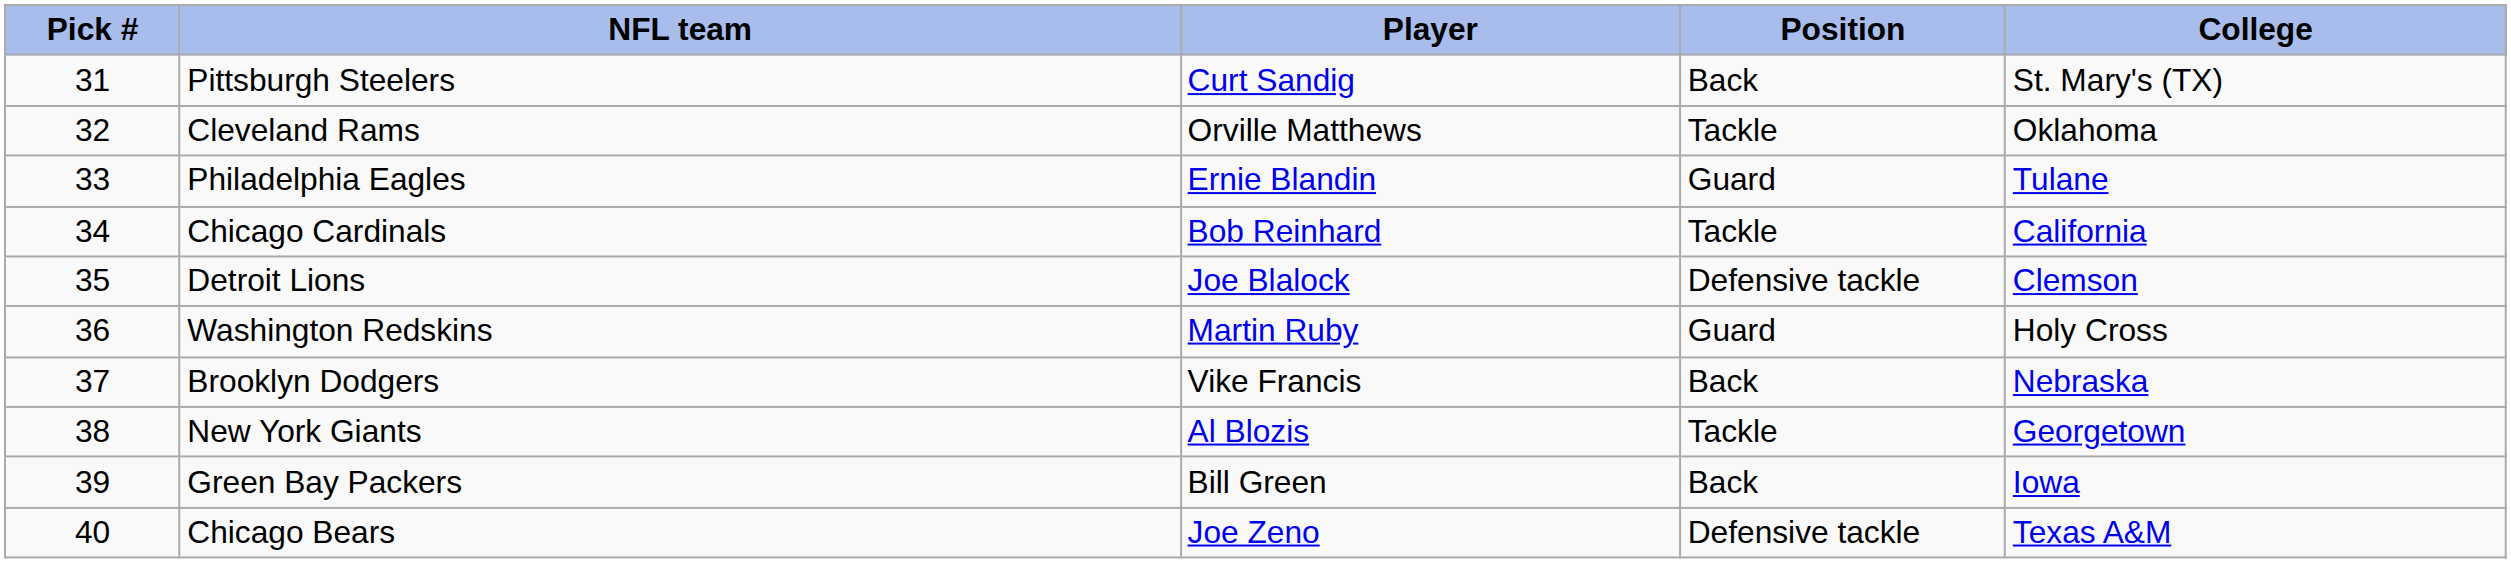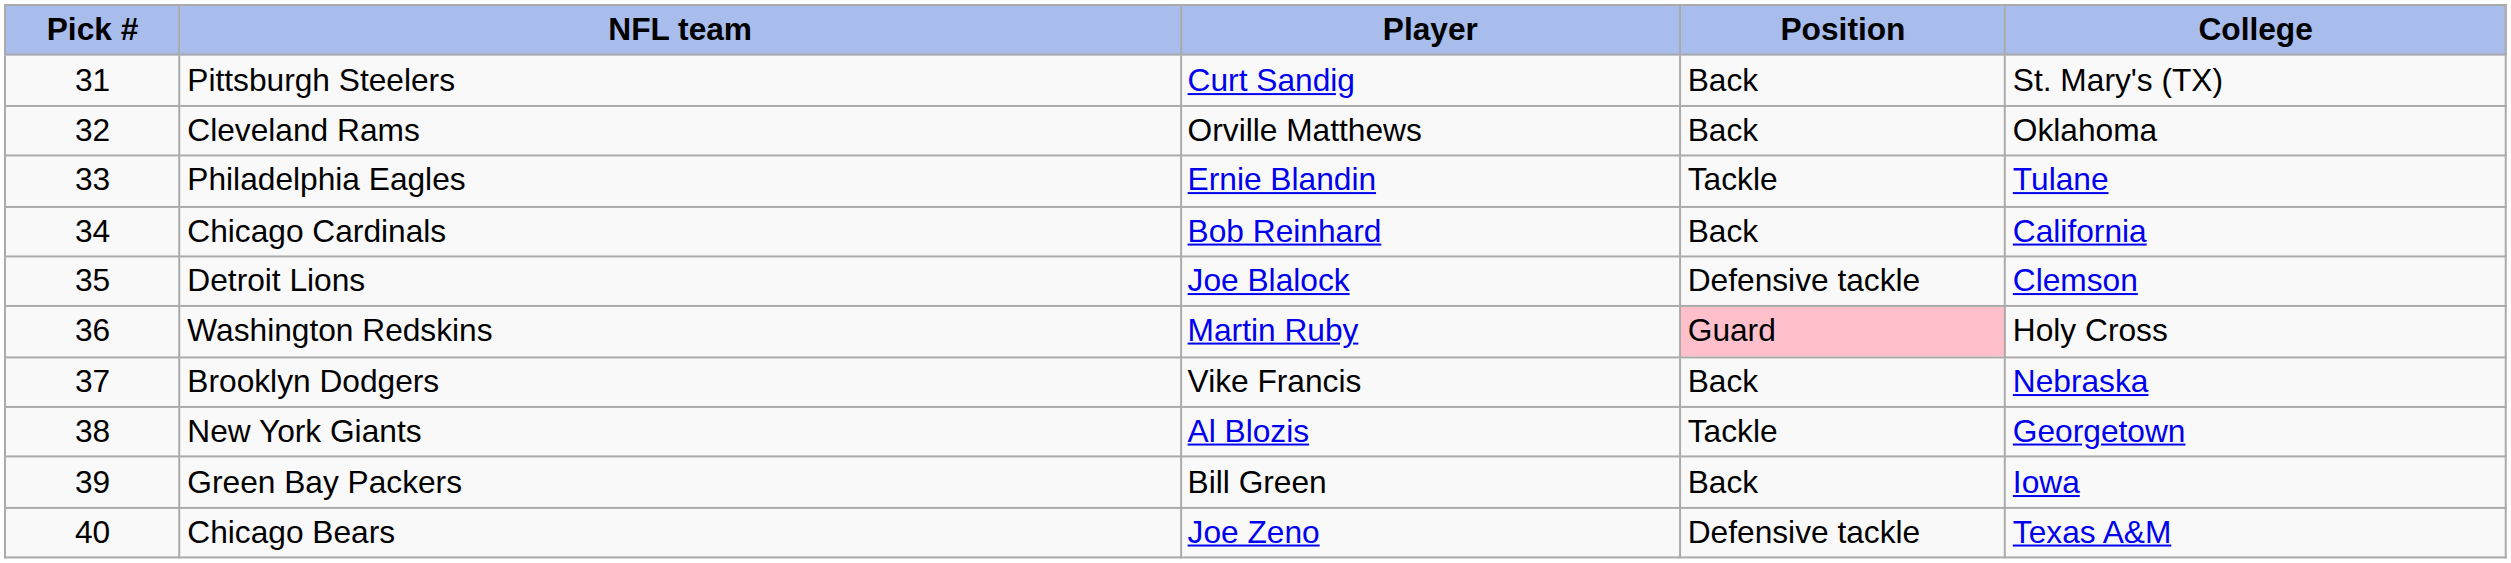(1733, 130) Tackle -> (1723, 130) Back
(1732, 180) Guard -> (1733, 180) Tackle
(1733, 230) Tackle -> (1723, 230) Back
(1732, 331) no background -> (1732, 331) pink background
